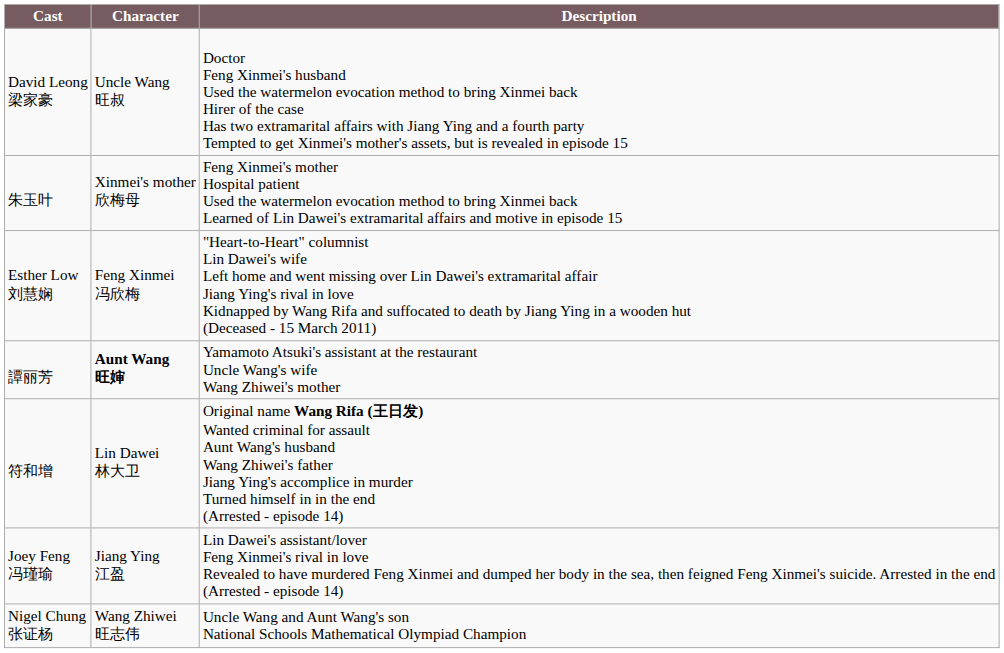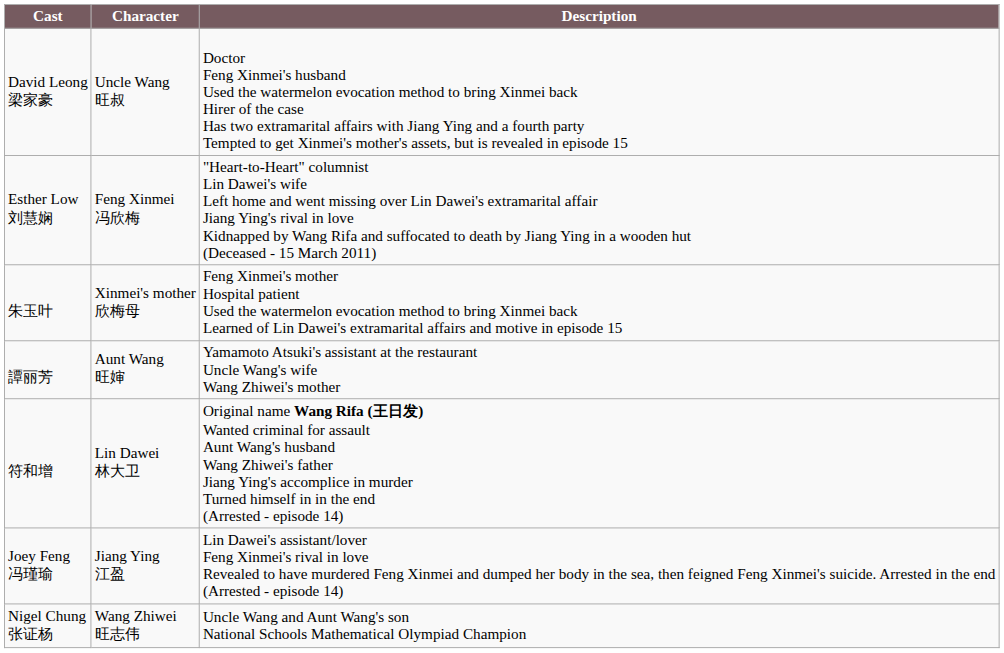rows swapped: (43, 284) <-> (31, 201)
(132, 368) bold -> (129, 368) normal
